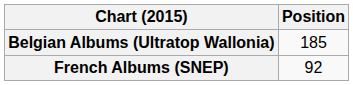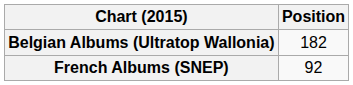(313, 42) 185 -> (313, 42) 182
